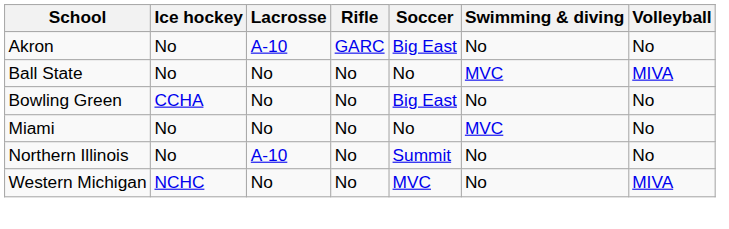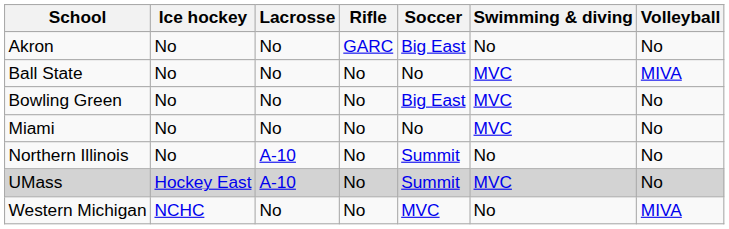(269, 45) A-10 -> (270, 45) No
(179, 100) CCHA -> (166, 100) No
(476, 100) No -> (493, 100) MVC
+ row: (35, 182)
